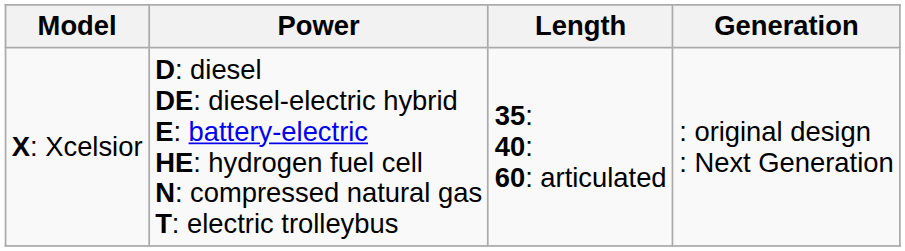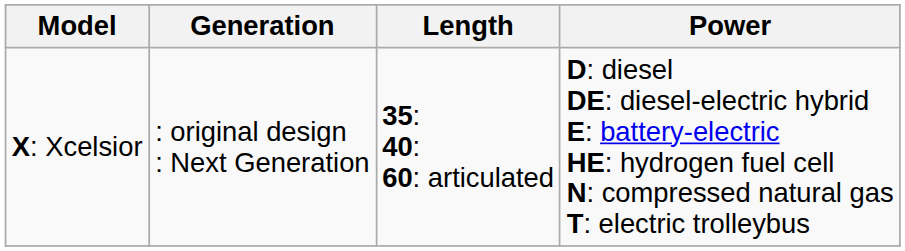columns swapped: (319, 26) <-> (786, 26)
